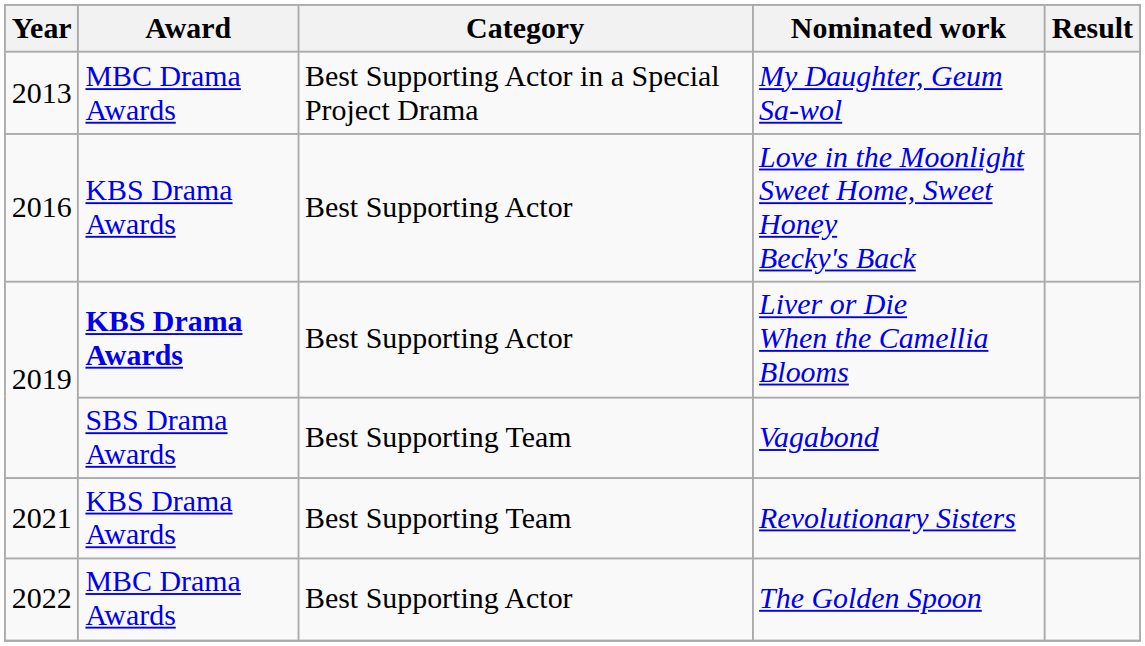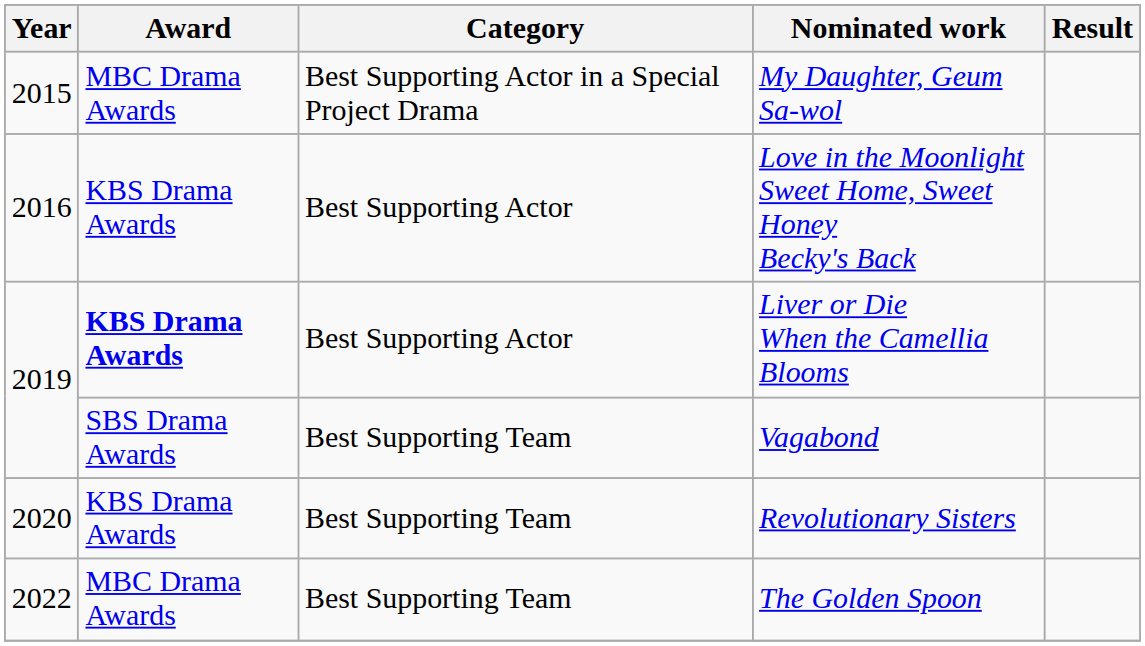(42, 92) 2013 -> (42, 92) 2015
(42, 517) 2021 -> (42, 517) 2020
(439, 599) Best Supporting Actor -> (438, 599) Best Supporting Team
